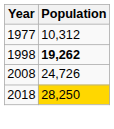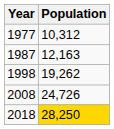+ row: (21, 54)
(61, 54) bold -> (61, 74) normal
